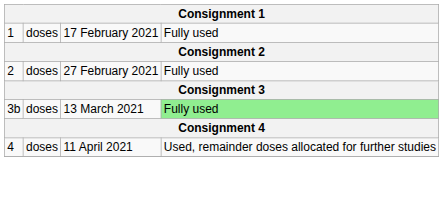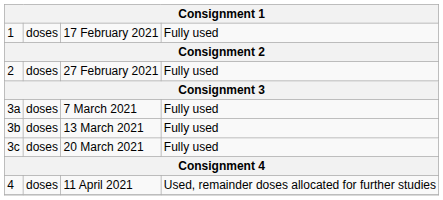+ row: (100, 109)
(191, 109) lightgreen background -> (191, 128) no background
+ row: (104, 147)
